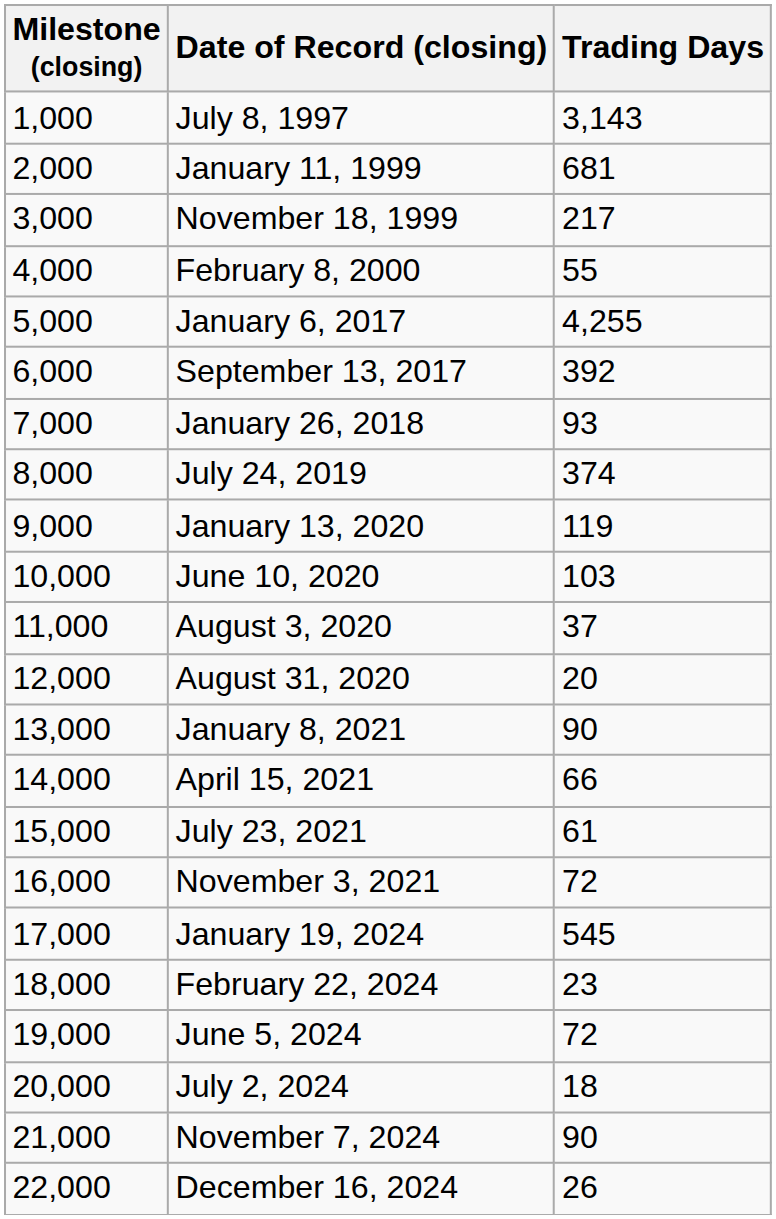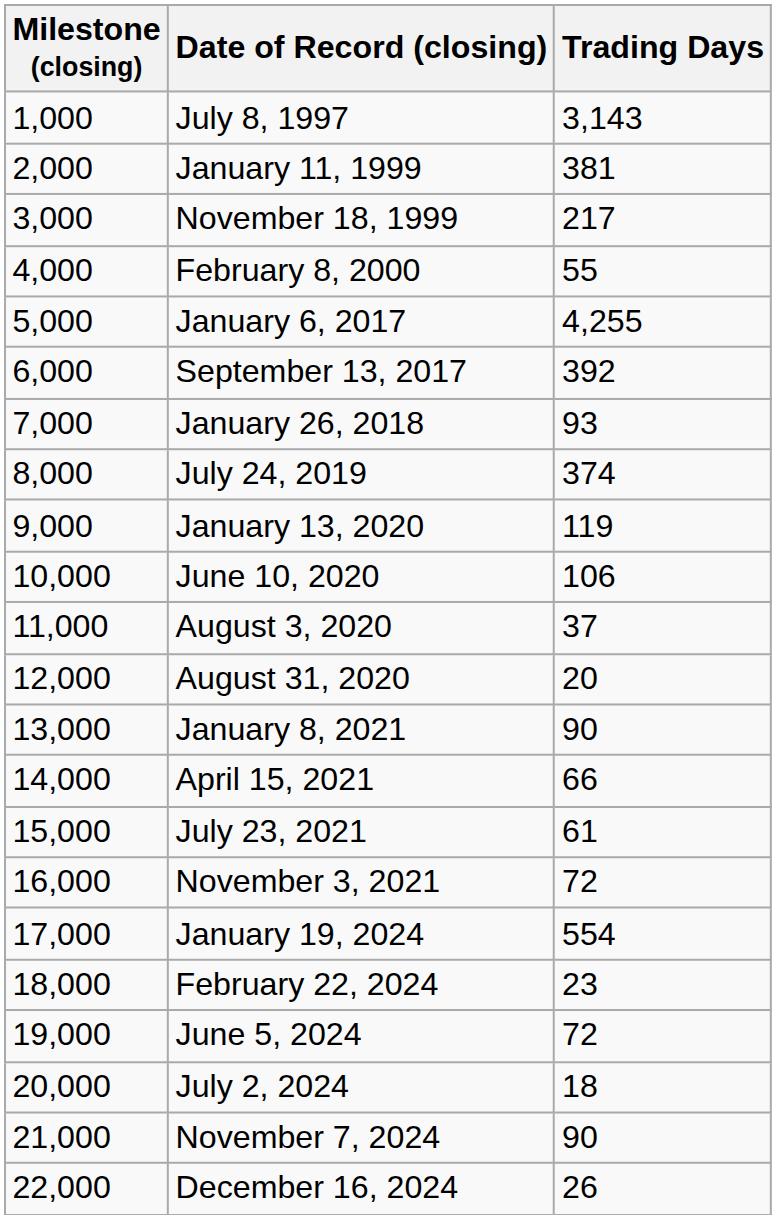(589, 168) 681 -> (589, 168) 381
(589, 576) 103 -> (589, 576) 106
(589, 933) 545 -> (589, 933) 554
